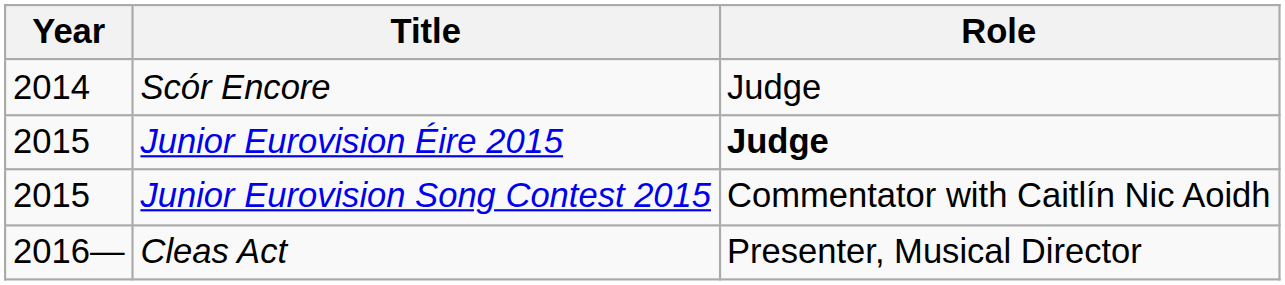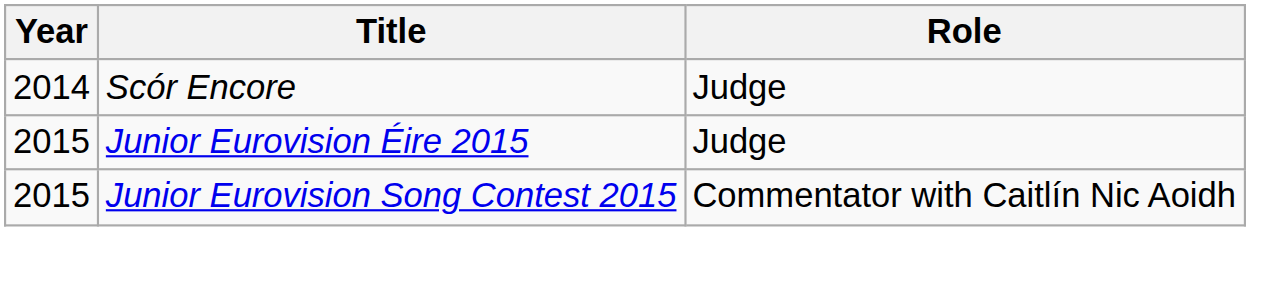(778, 141) bold -> (739, 141) normal
- row: (214, 251)
